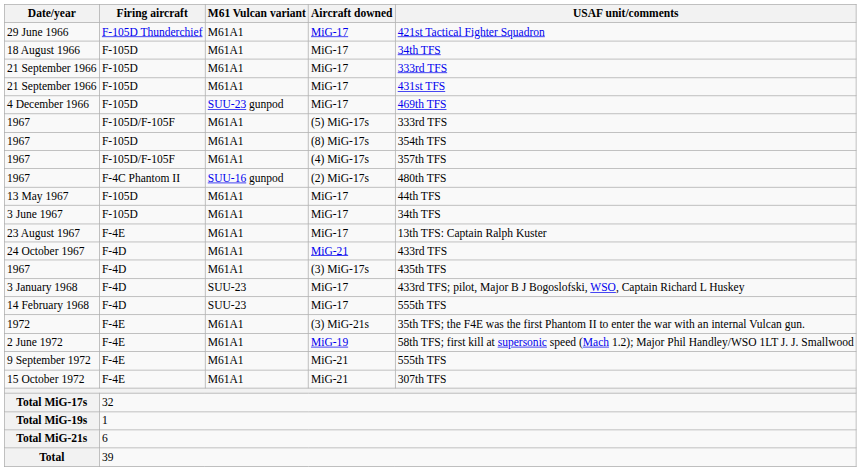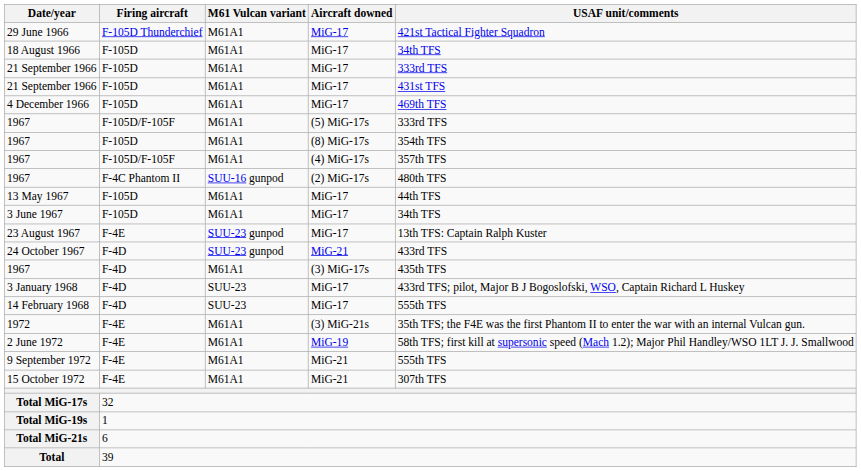(246, 104) SUU-23 gunpod -> (226, 104) M61A1
(226, 232) M61A1 -> (246, 232) SUU-23 gunpod
(226, 251) M61A1 -> (246, 251) SUU-23 gunpod
